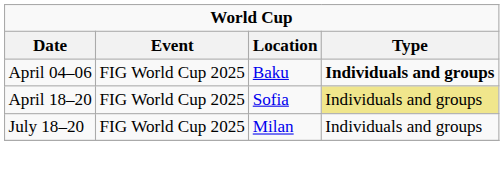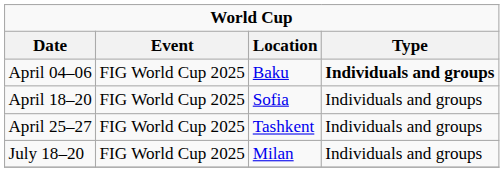(404, 99) khaki background -> (404, 99) no background
+ row: (50, 126)
